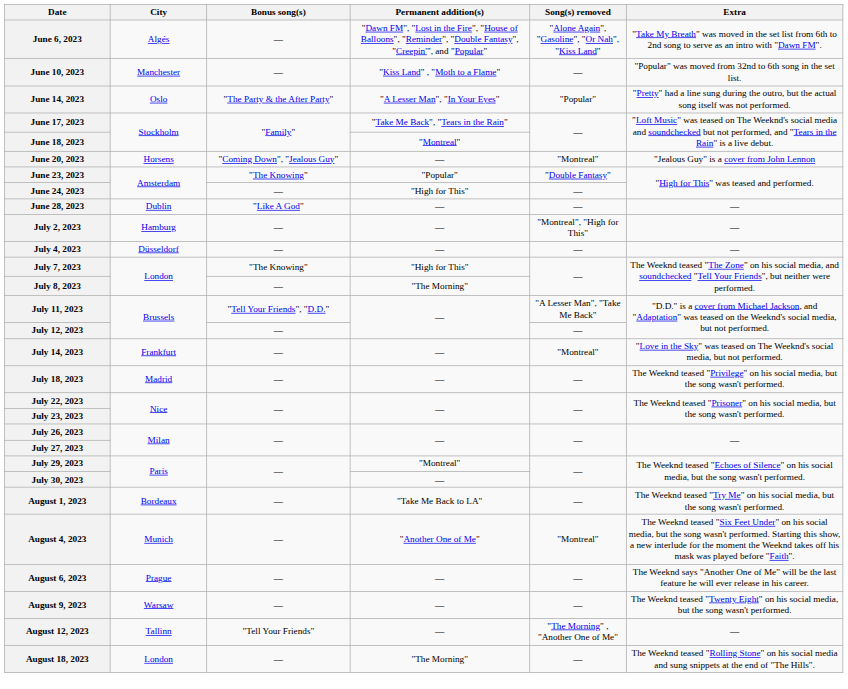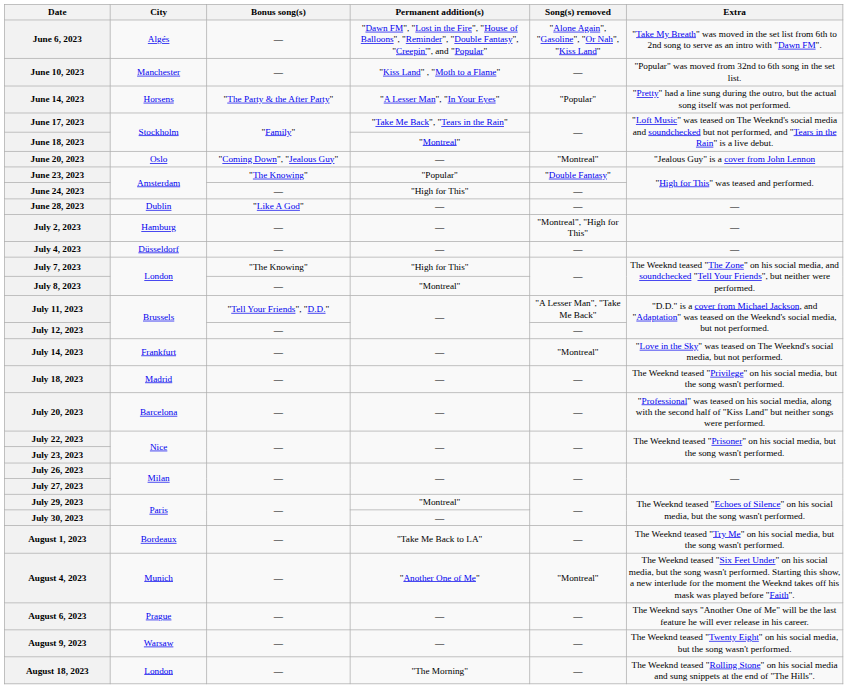(159, 99) Oslo -> (159, 99) Horsens
(159, 159) Horsens -> (159, 159) Oslo
(440, 286) "The Morning" -> (440, 286) "Montreal"
+ row: (57, 412)
- row: (57, 632)
